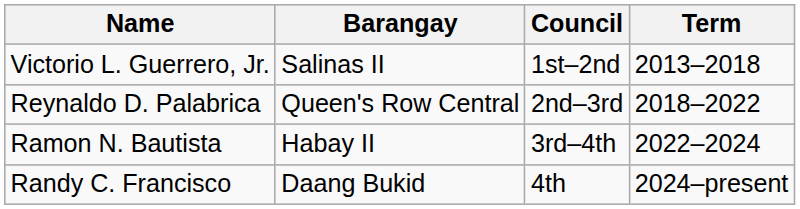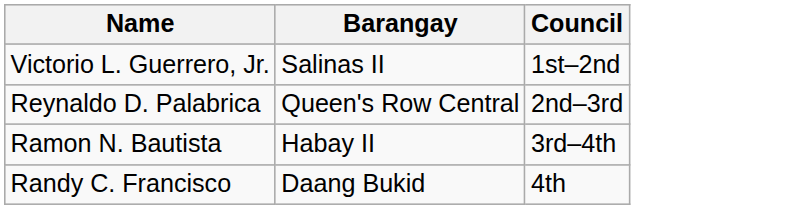- column: (712, 24)
